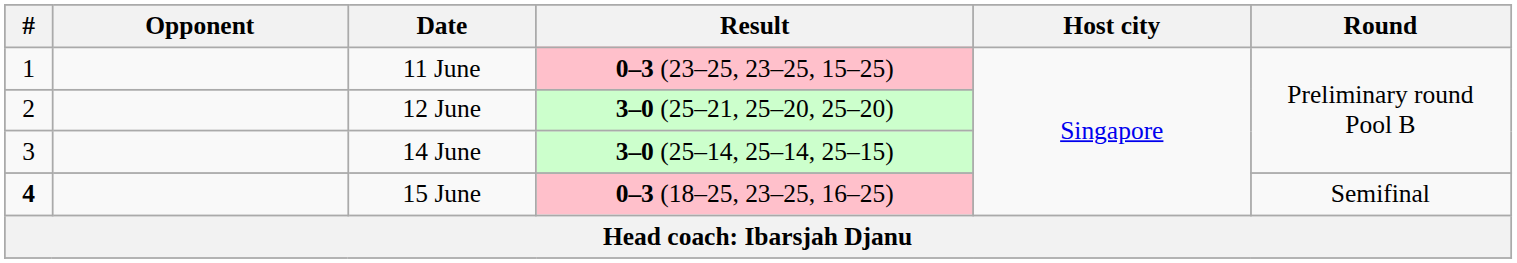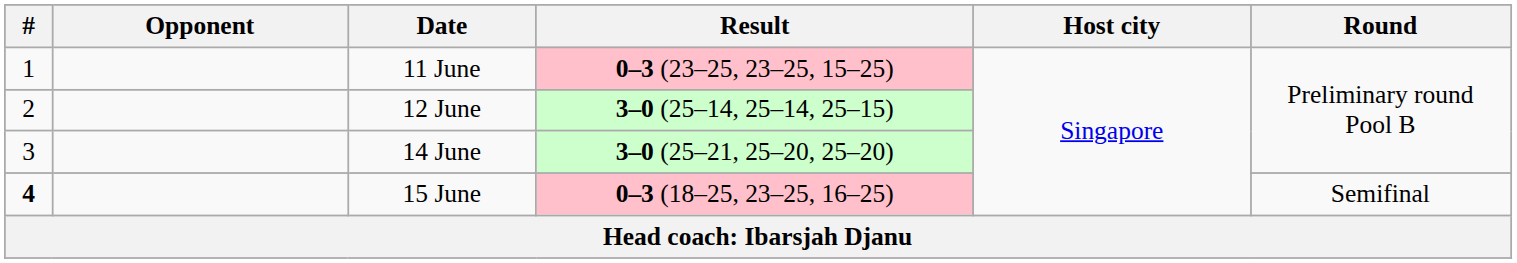(755, 109) 3–0 (25–21, 25–20, 25–20) -> (755, 109) 3–0 (25–14, 25–14, 25–15)
(755, 152) 3–0 (25–14, 25–14, 25–15) -> (755, 152) 3–0 (25–21, 25–20, 25–20)
